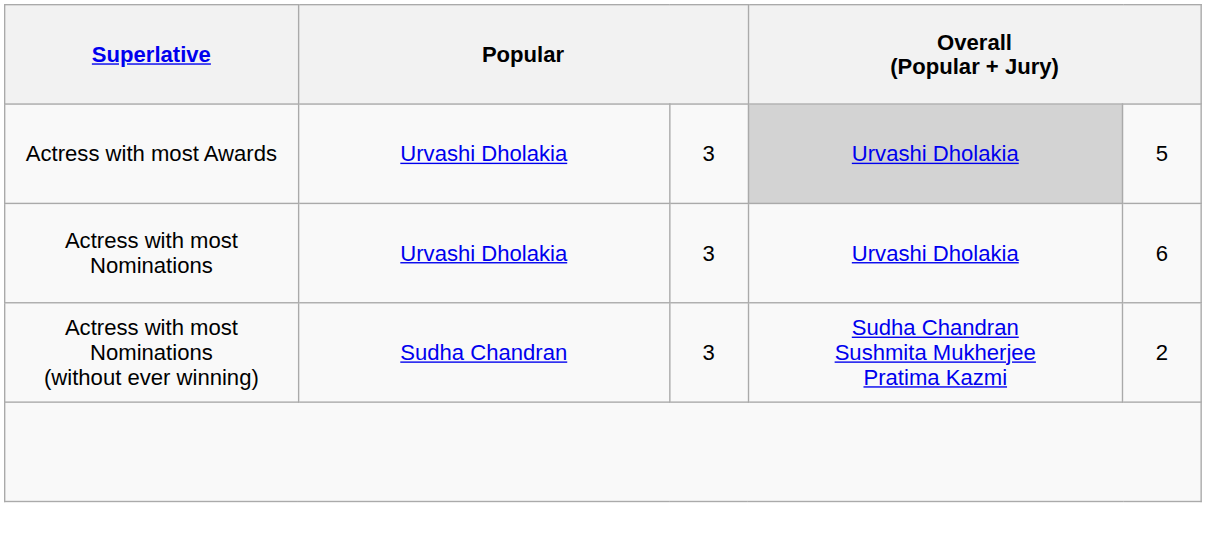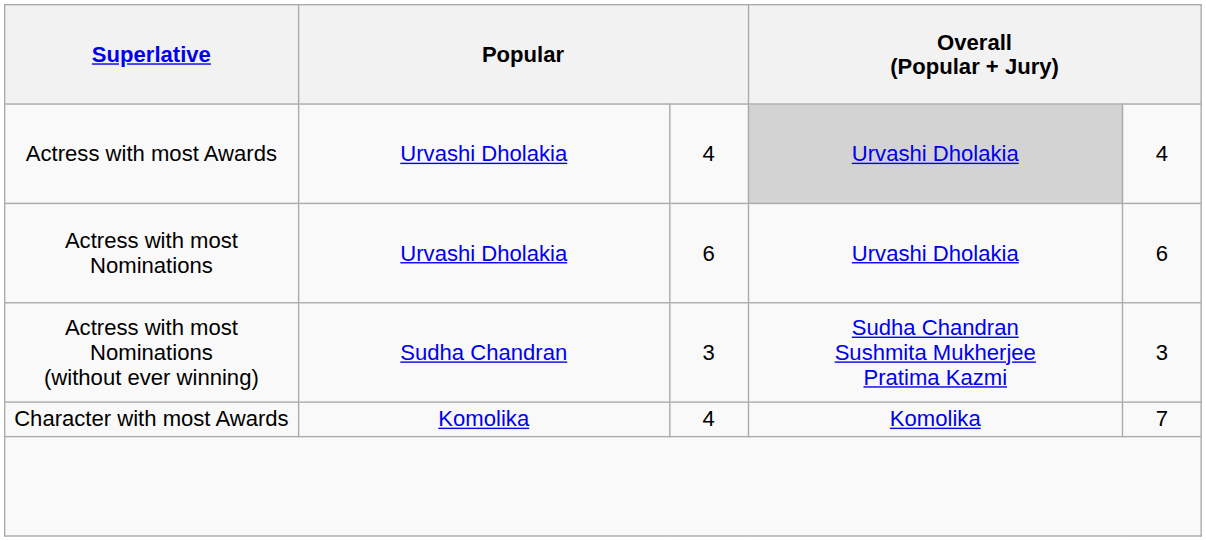(709, 153) 3 -> (709, 153) 4
(1162, 153) 5 -> (1162, 153) 4
(709, 252) 3 -> (709, 252) 6
(1162, 352) 2 -> (1162, 352) 3
+ row: (151, 419)
